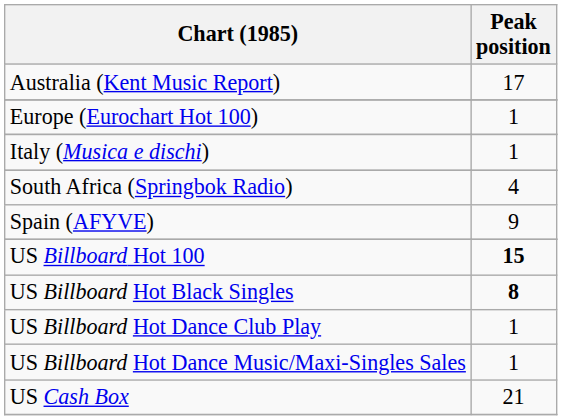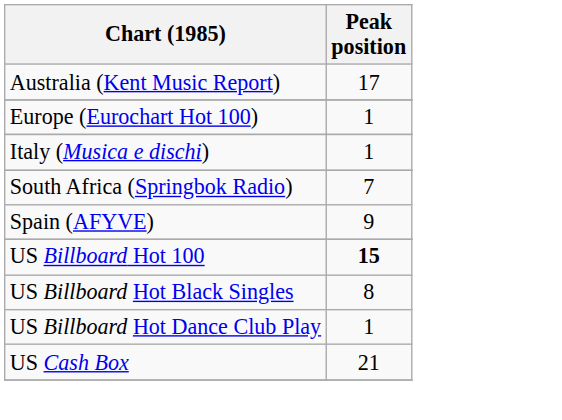(513, 186) 4 -> (369, 186) 7
(513, 291) bold -> (369, 291) normal
- row: (238, 362)
